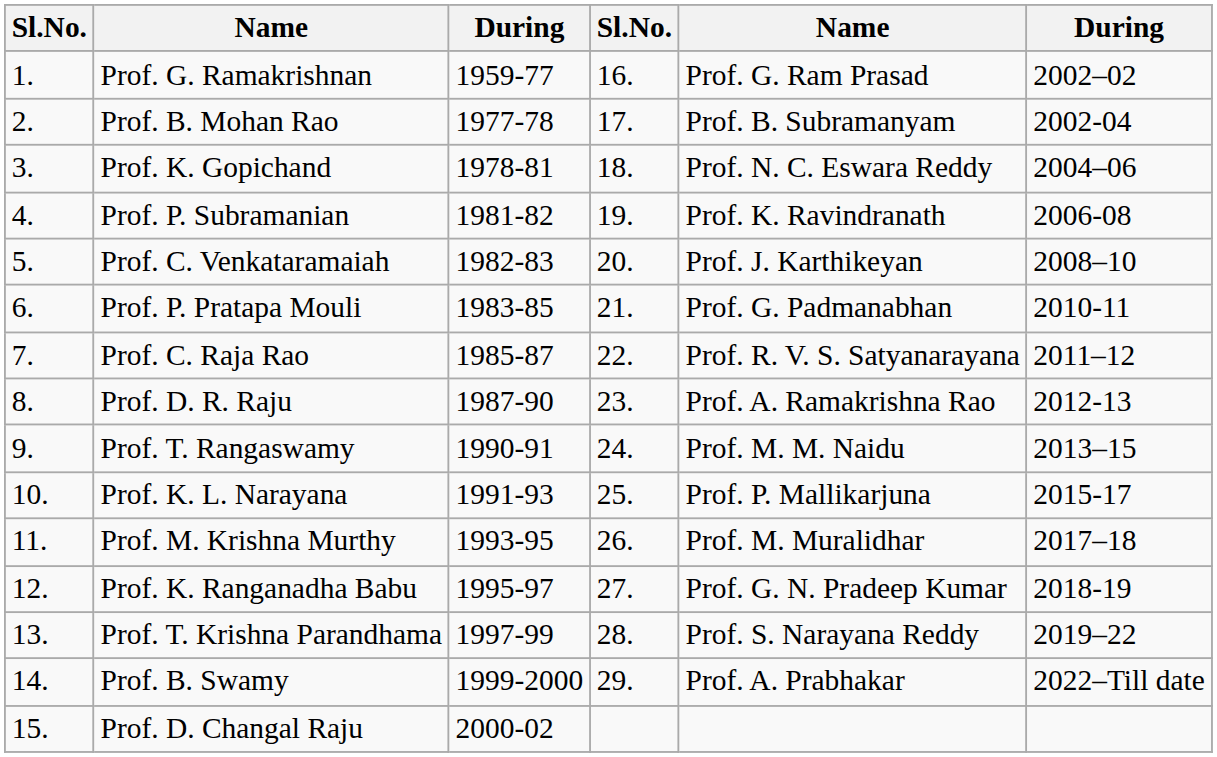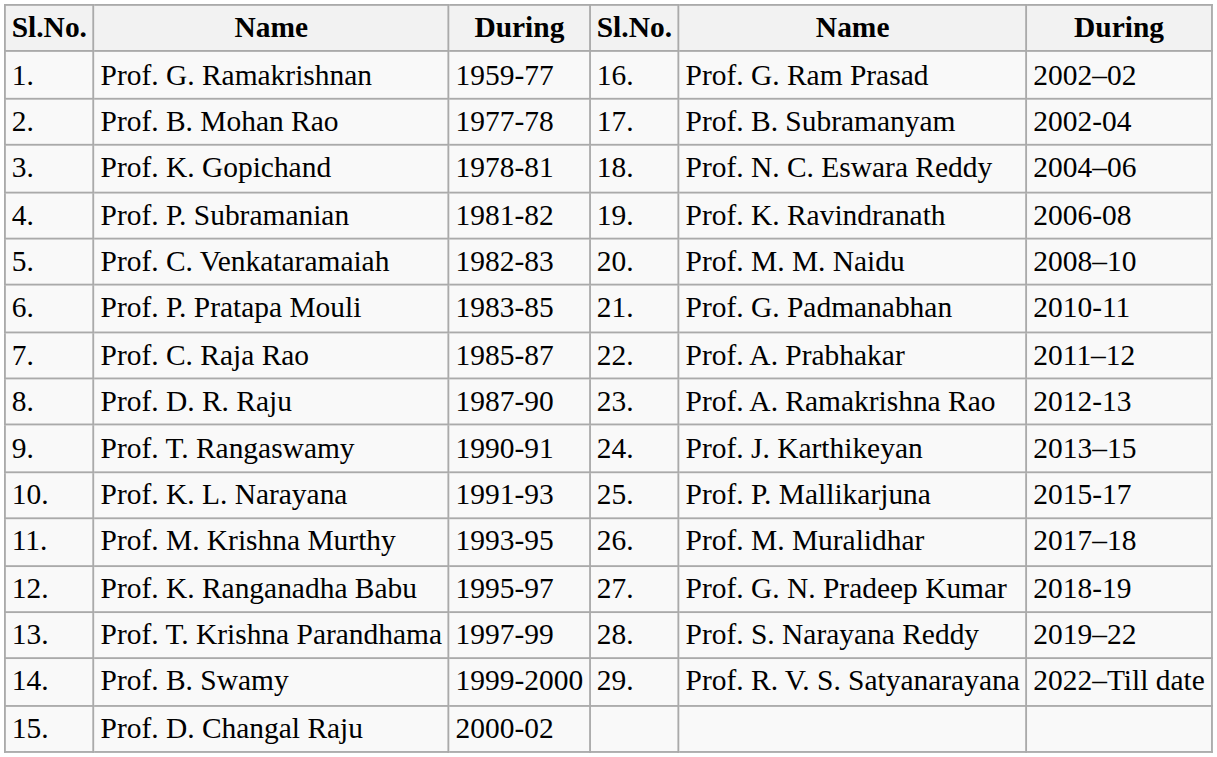(804, 261) Prof. J. Karthikeyan -> (795, 261) Prof. M. M. Naidu
(853, 354) Prof. R. V. S. Satyanarayana -> (795, 354) Prof. A. Prabhakar
(795, 448) Prof. M. M. Naidu -> (804, 448) Prof. J. Karthikeyan
(795, 681) Prof. A. Prabhakar -> (853, 681) Prof. R. V. S. Satyanarayana
